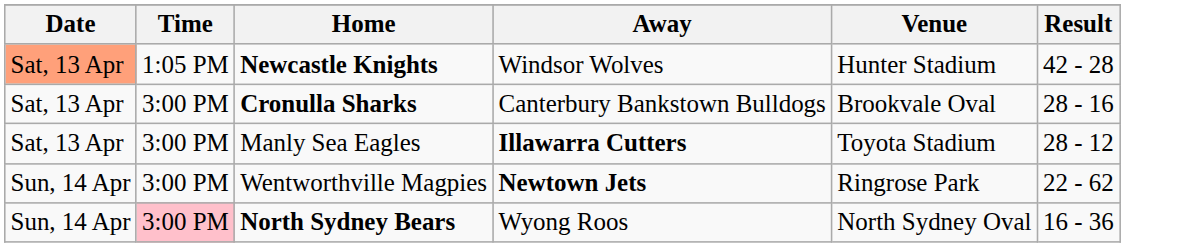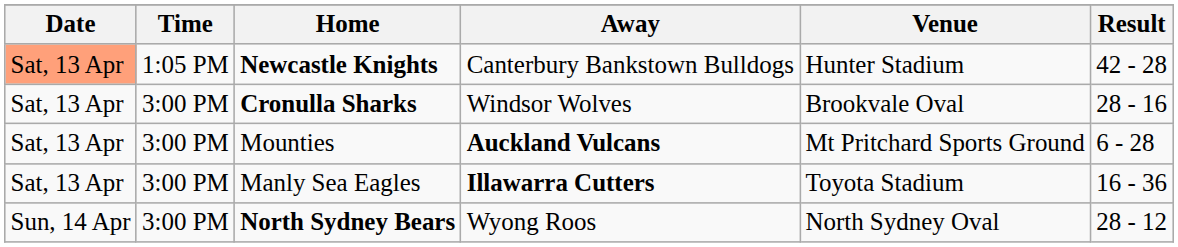(581, 63) Windsor Wolves -> (630, 63) Canterbury Bankstown Bulldogs
(662, 103) Canterbury Bankstown Bulldogs -> (549, 103) Windsor Wolves
+ row: (287, 143)
(1078, 143) 28 - 12 -> (1132, 182) 16 - 36
- row: (364, 182)
(185, 222) pink background -> (185, 222) no background
(1078, 222) 16 - 36 -> (1132, 222) 28 - 12
